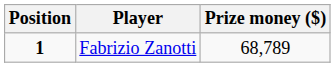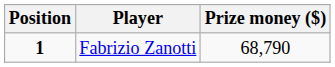(265, 47) 68,789 -> (265, 47) 68,790
